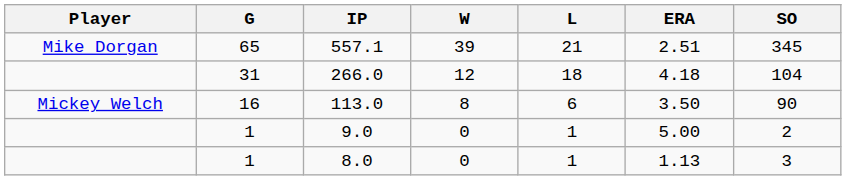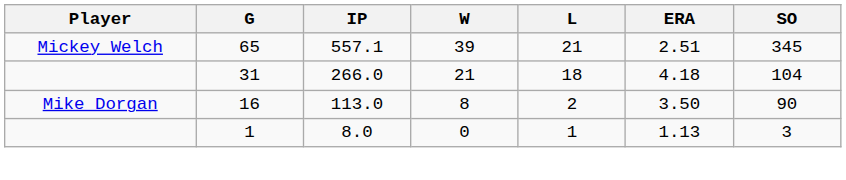(100, 47) Mike Dorgan -> (100, 47) Mickey Welch
(464, 76) 12 -> (464, 76) 21
(100, 104) Mickey Welch -> (100, 104) Mike Dorgan
(572, 104) 6 -> (572, 104) 2
- row: (357, 132)
